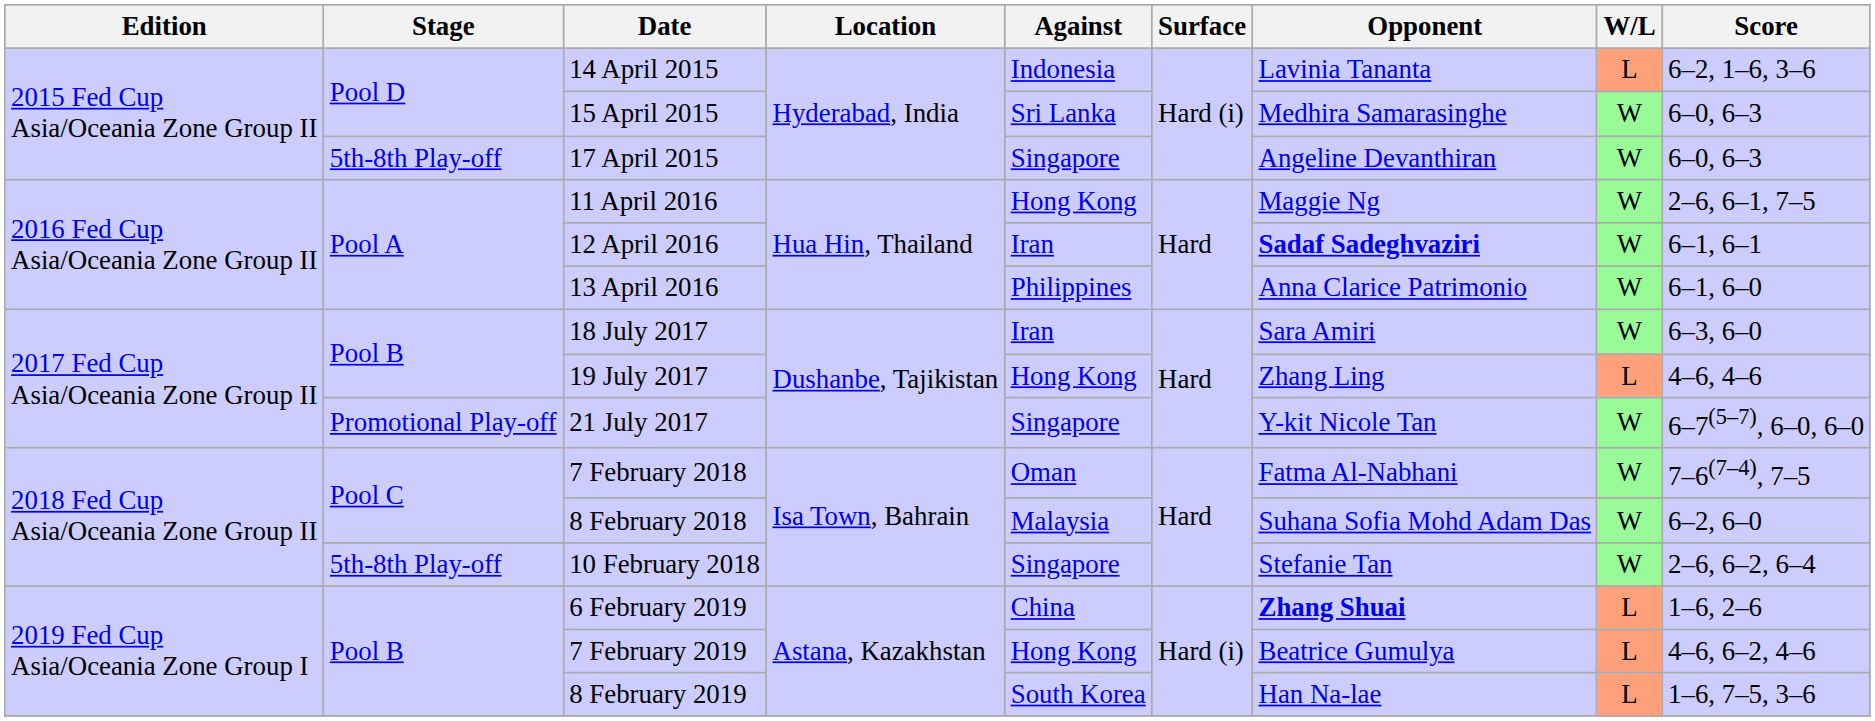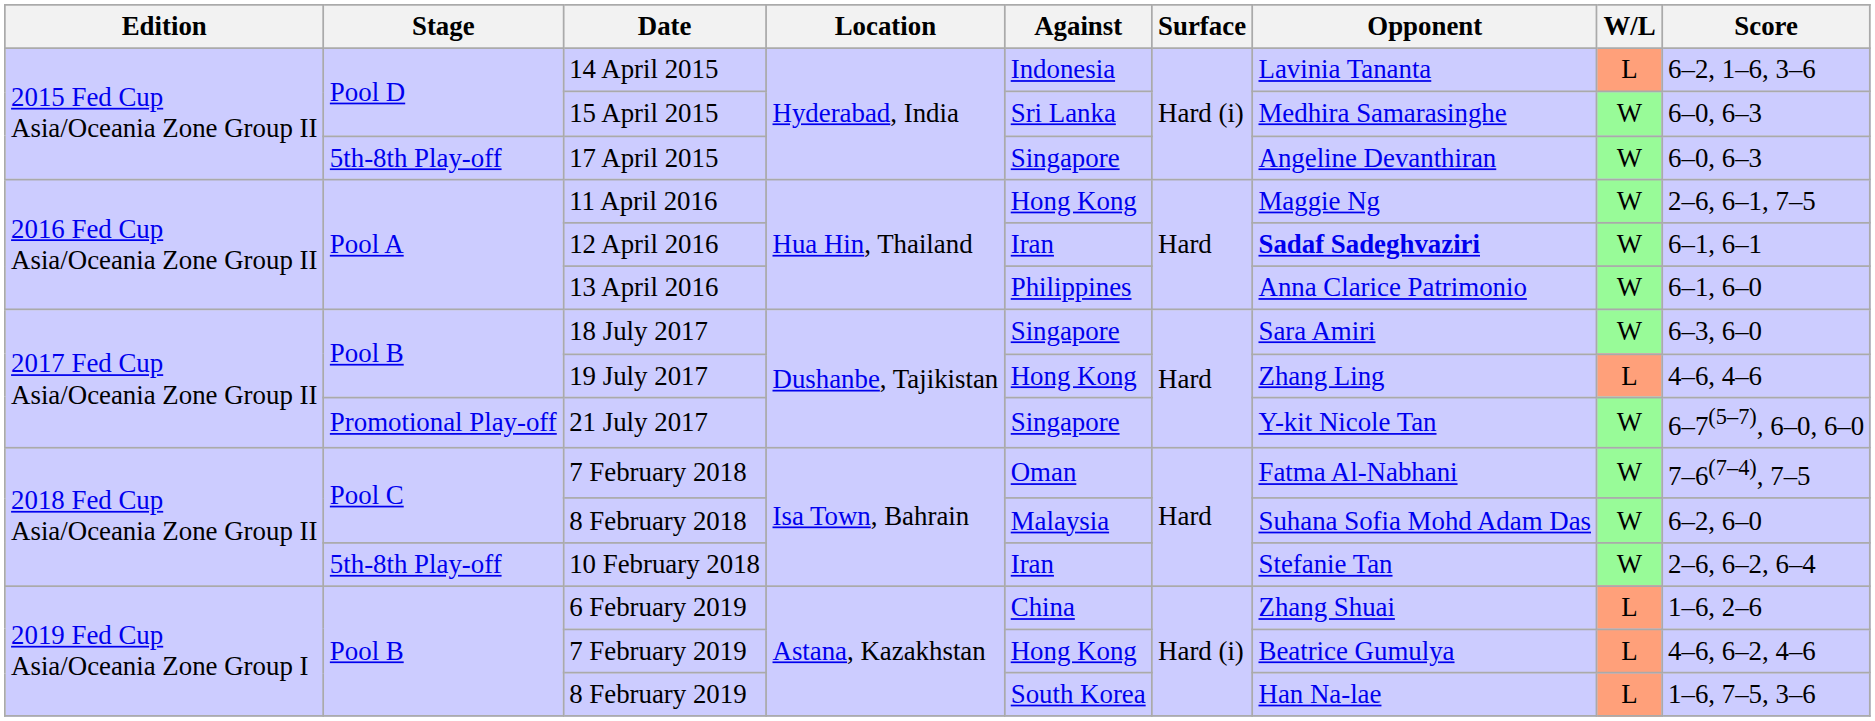(1032, 330) Iran -> (1065, 330) Singapore
(1065, 563) Singapore -> (1032, 563) Iran
(1332, 606) bold -> (1327, 606) normal
